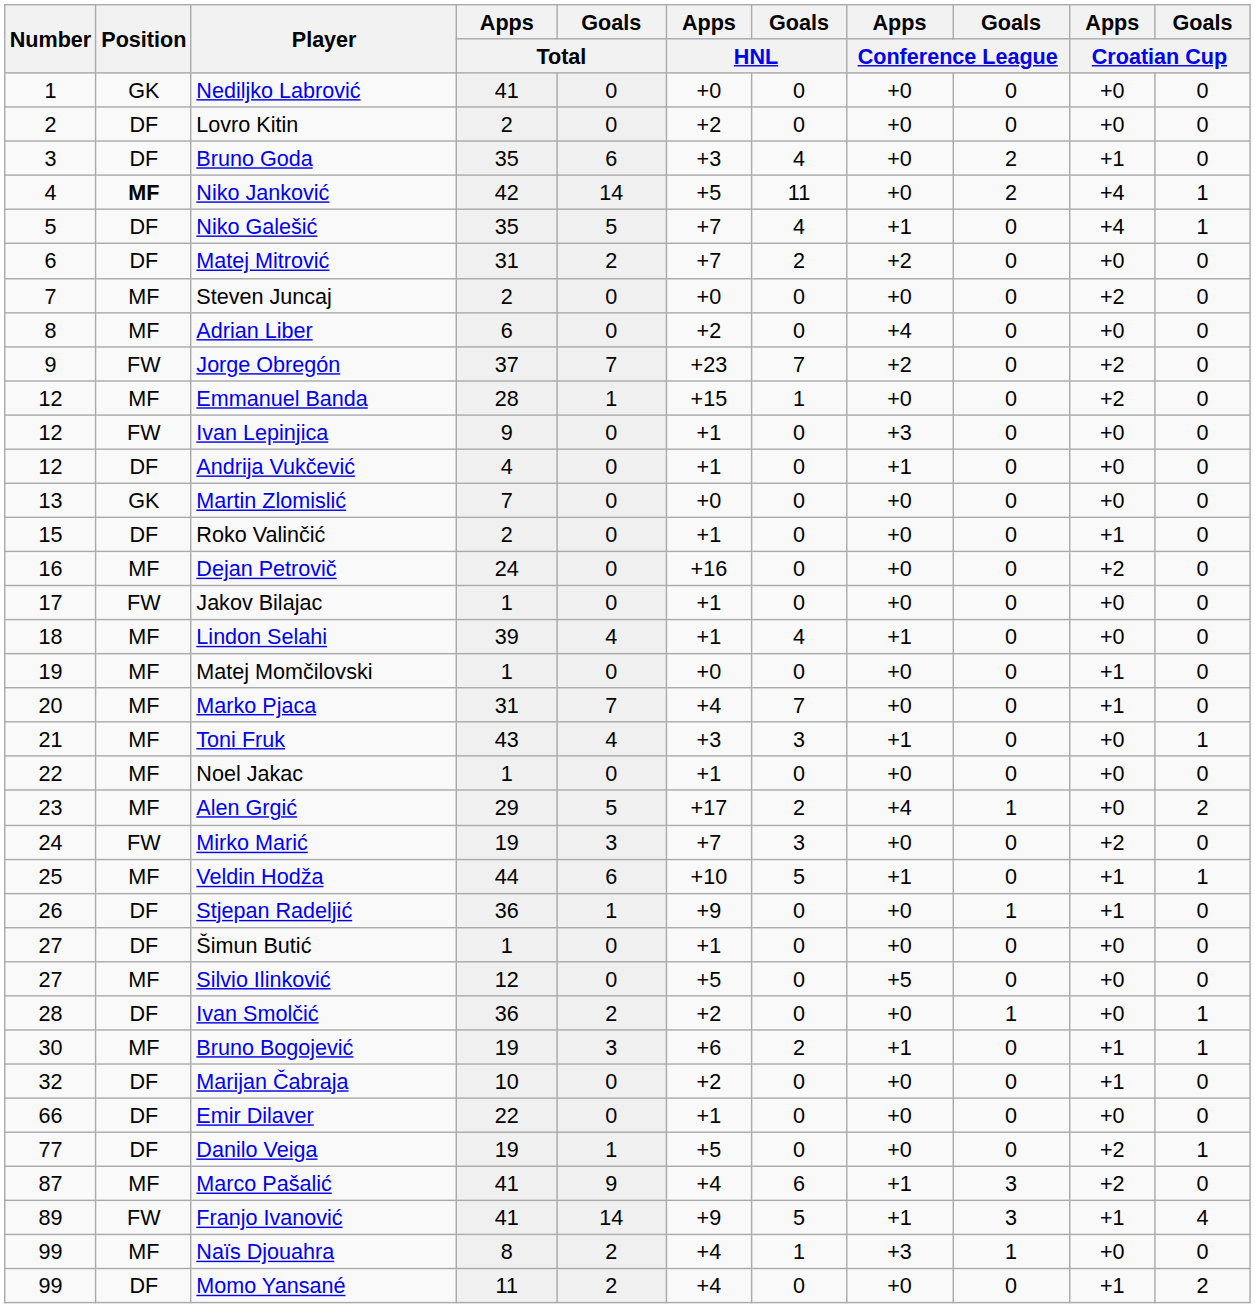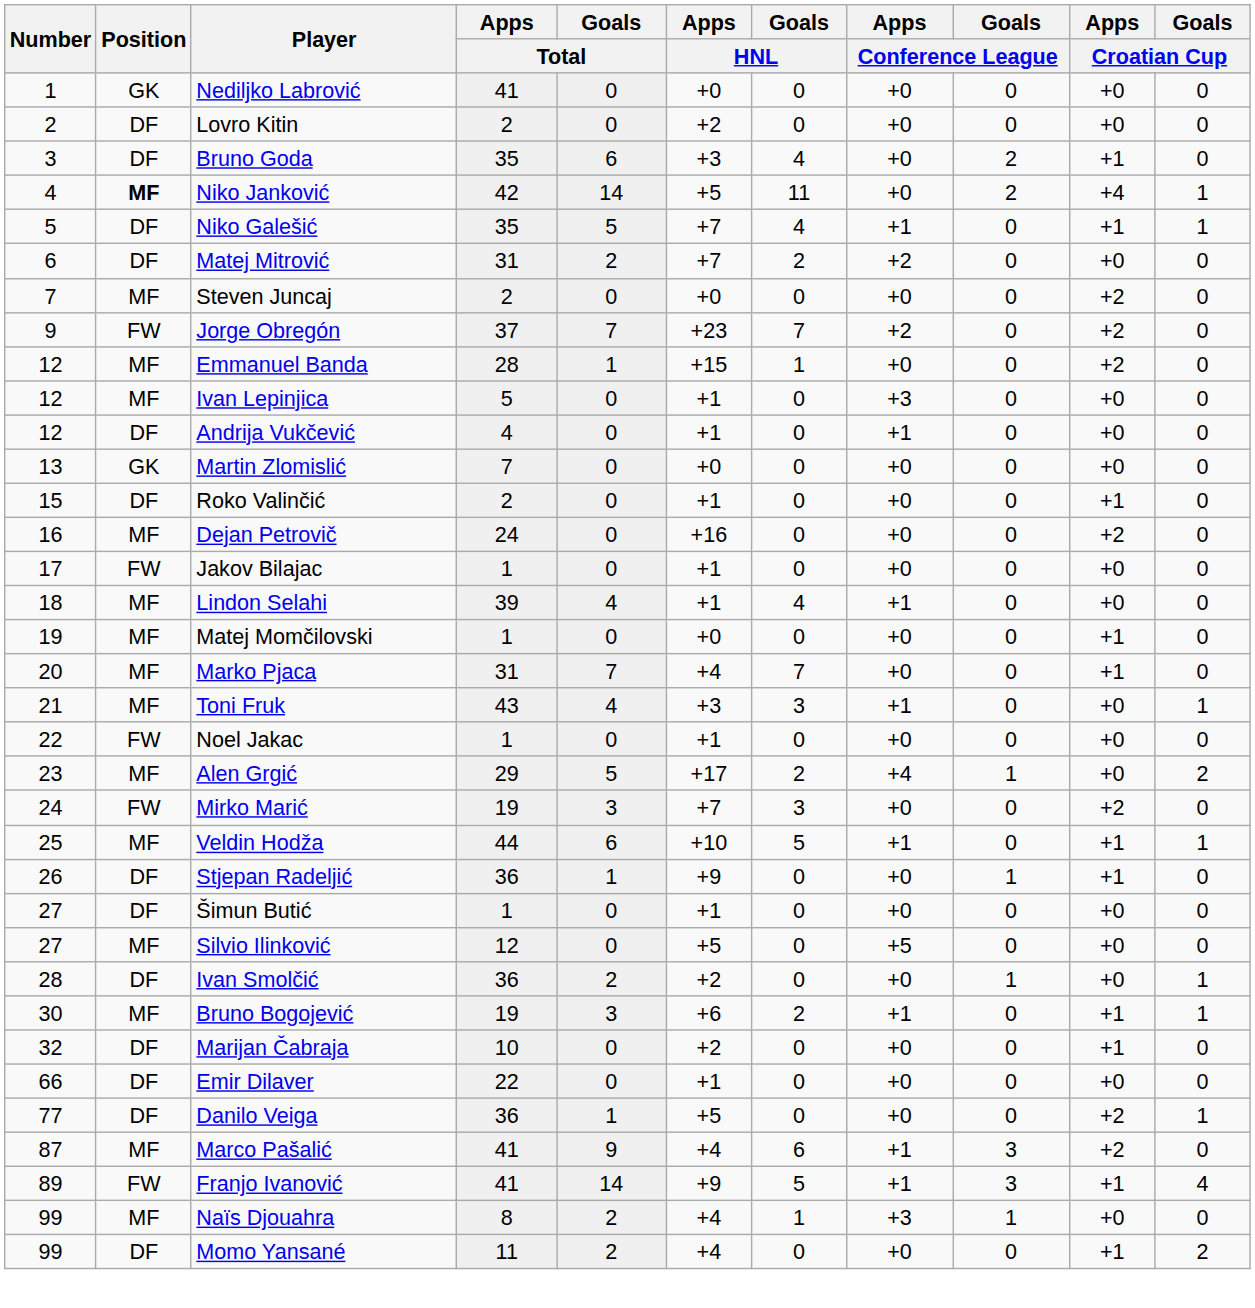(1112, 227) +4 -> (1112, 227) +1
- row: (254, 330)
(144, 432) FW -> (144, 398) MF
(507, 432) 9 -> (507, 398) 5
(144, 774) MF -> (144, 740) FW
(507, 1150) 19 -> (507, 1115) 36
